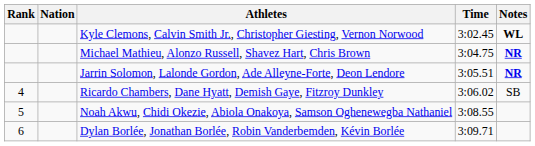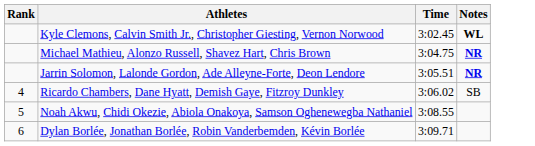- column: (57, 14)
